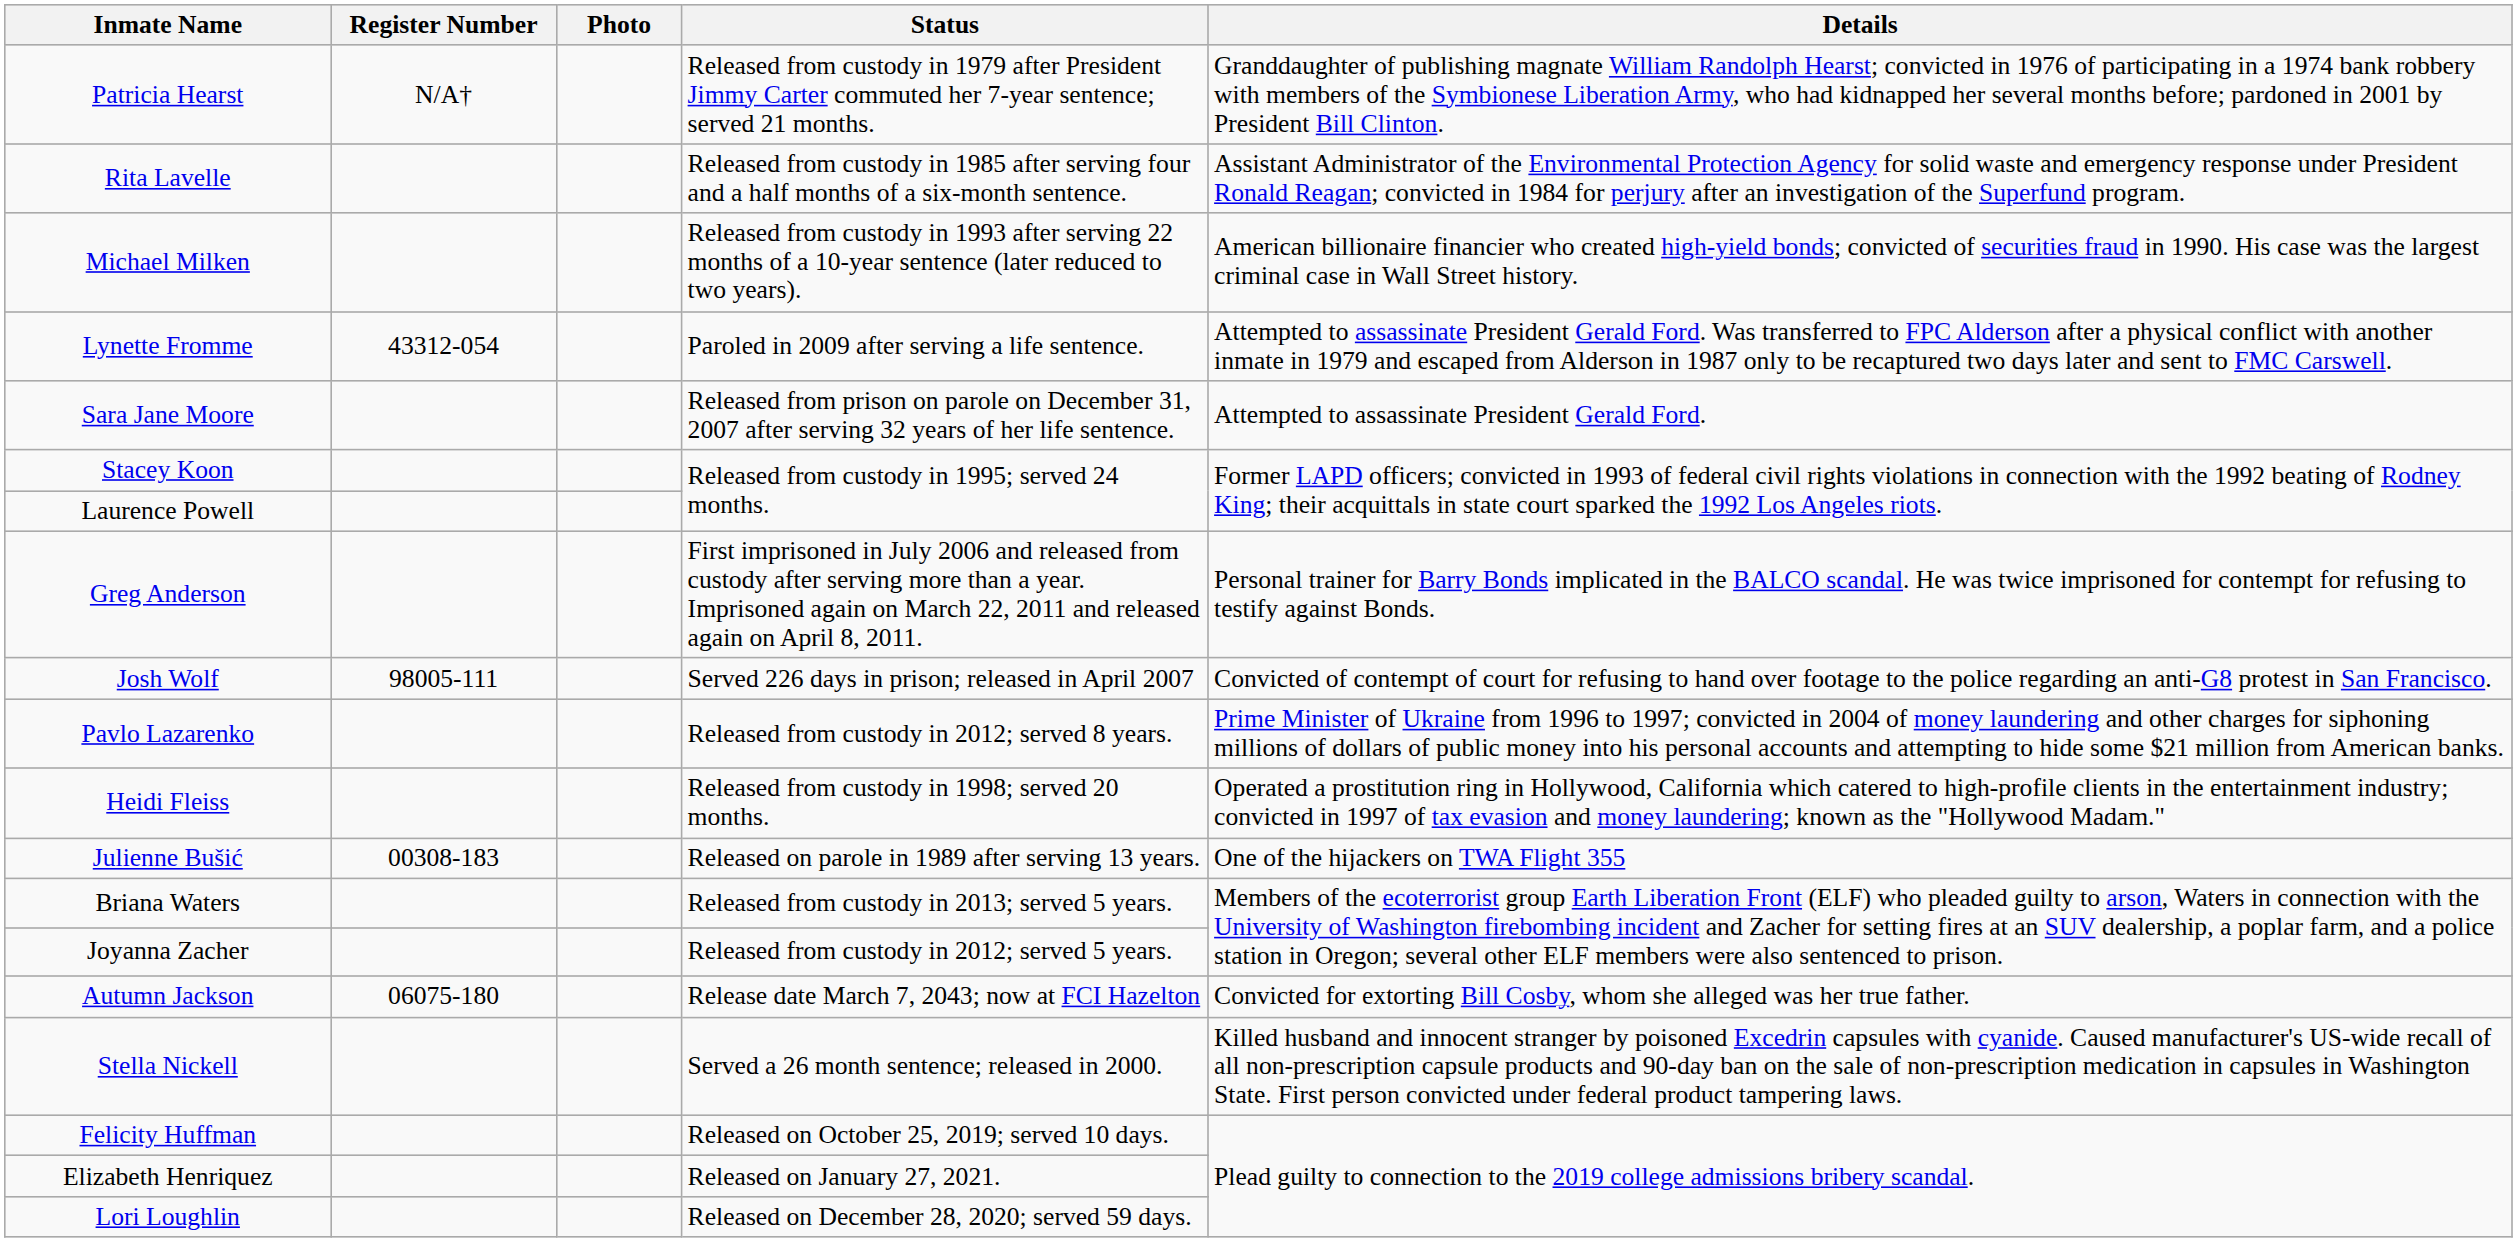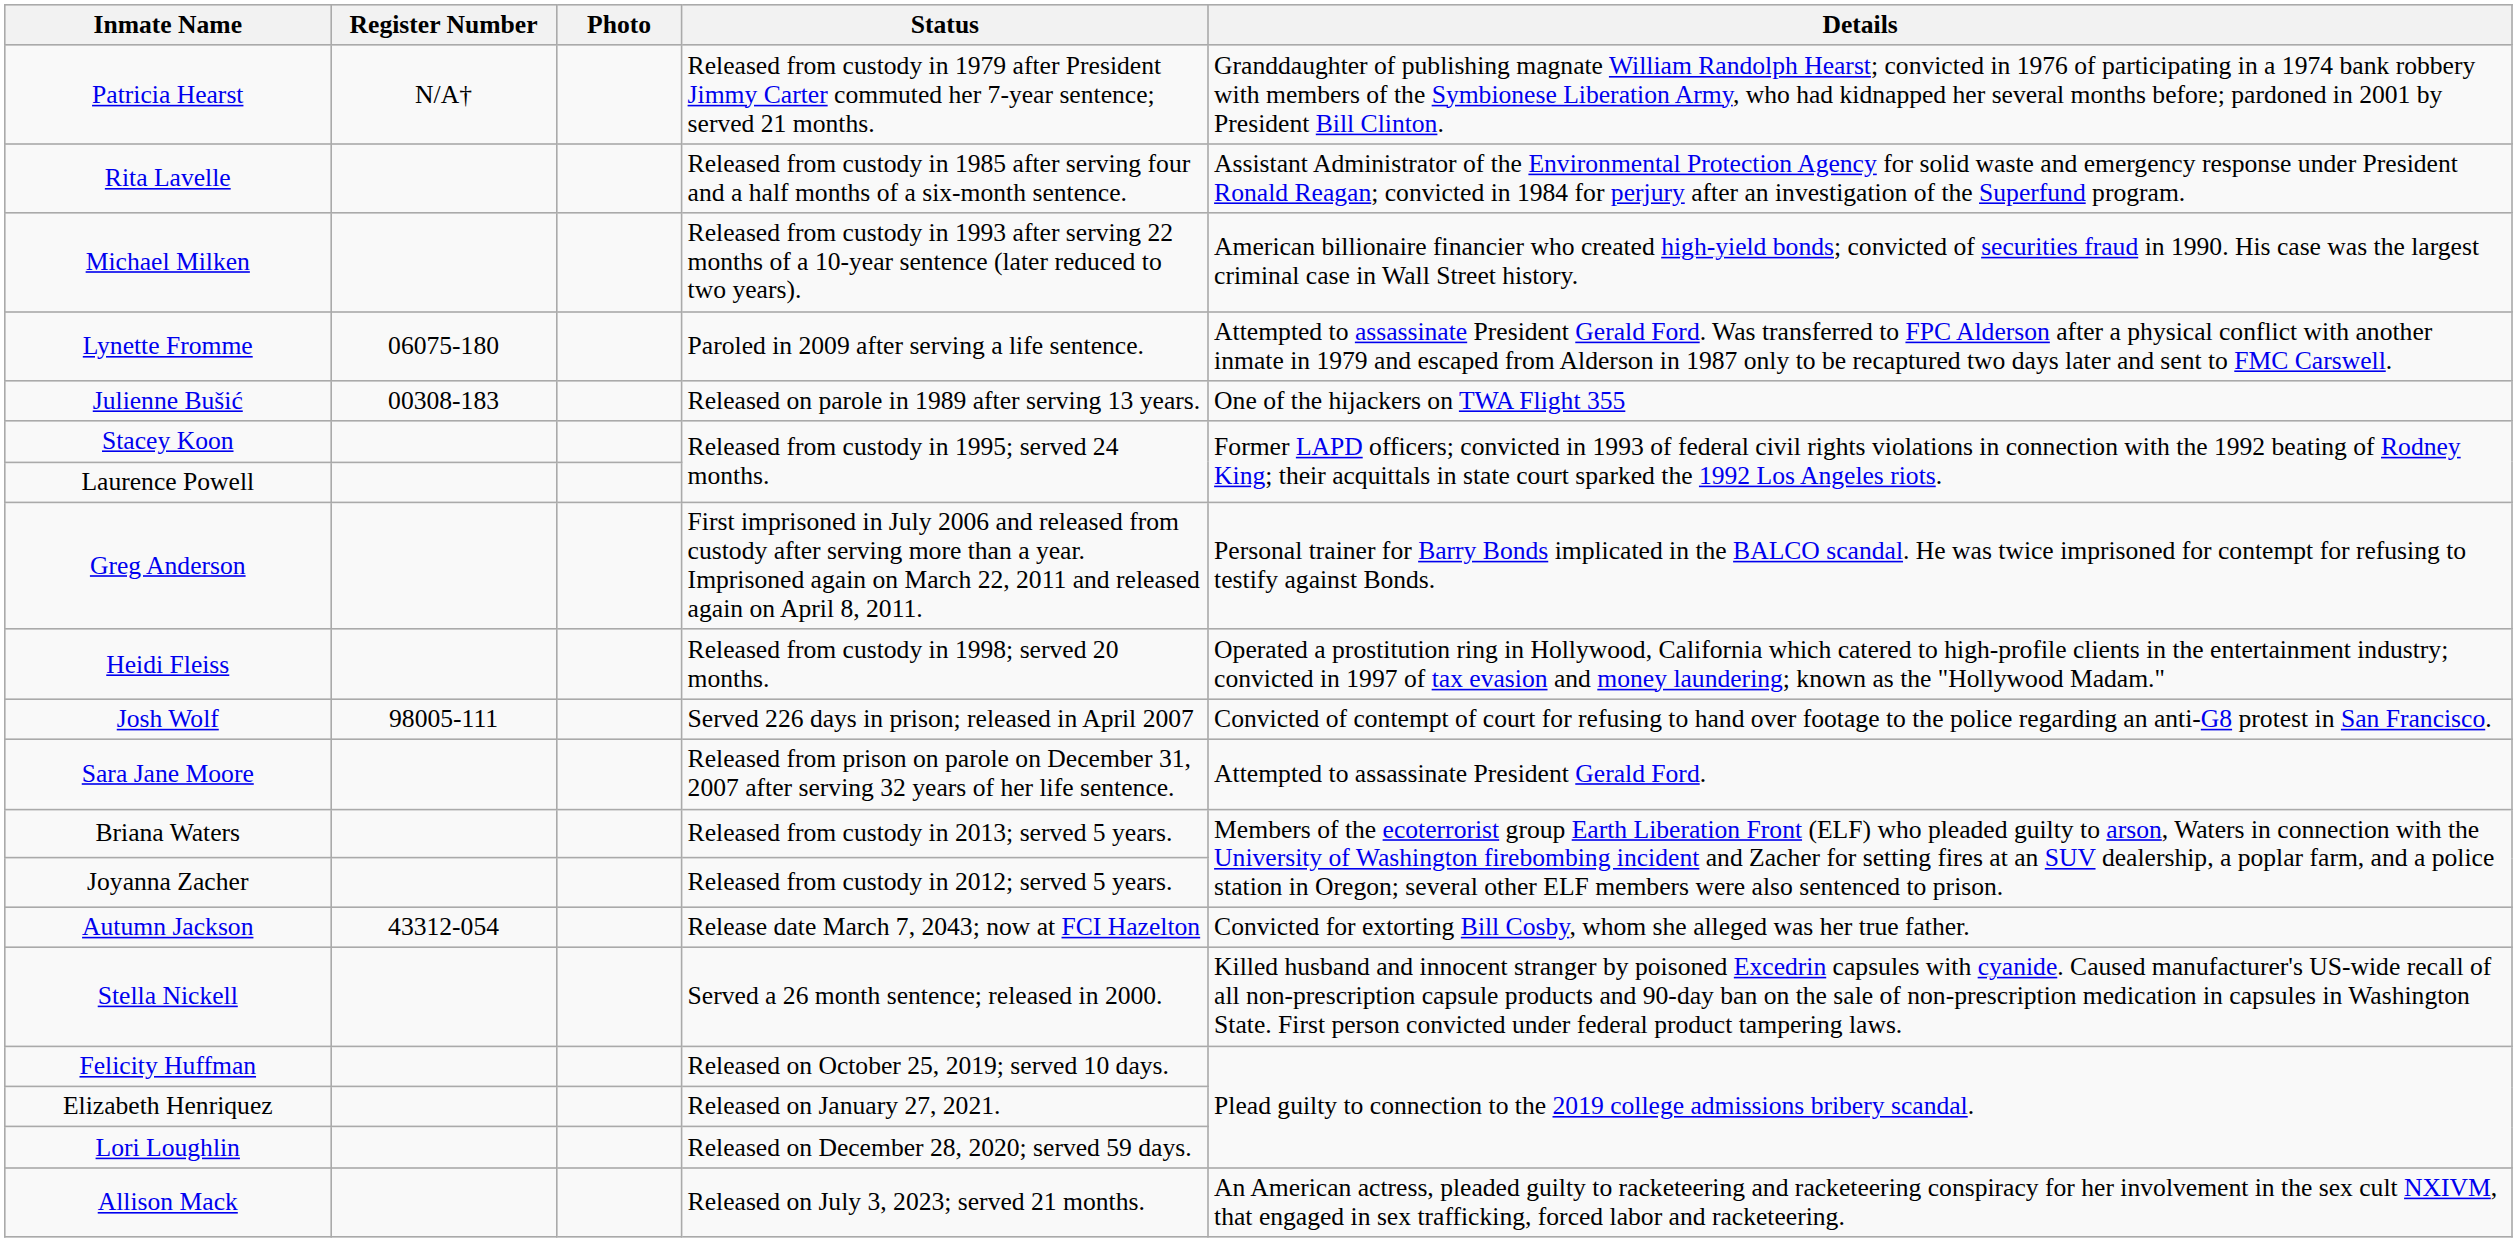(444, 345) 43312-054 -> (444, 345) 06075-180
rows swapped: (168, 414) <-> (168, 857)
rows swapped: (168, 802) <-> (168, 678)
- row: (168, 733)
(444, 996) 06075-180 -> (444, 927) 43312-054
+ row: (168, 1202)
